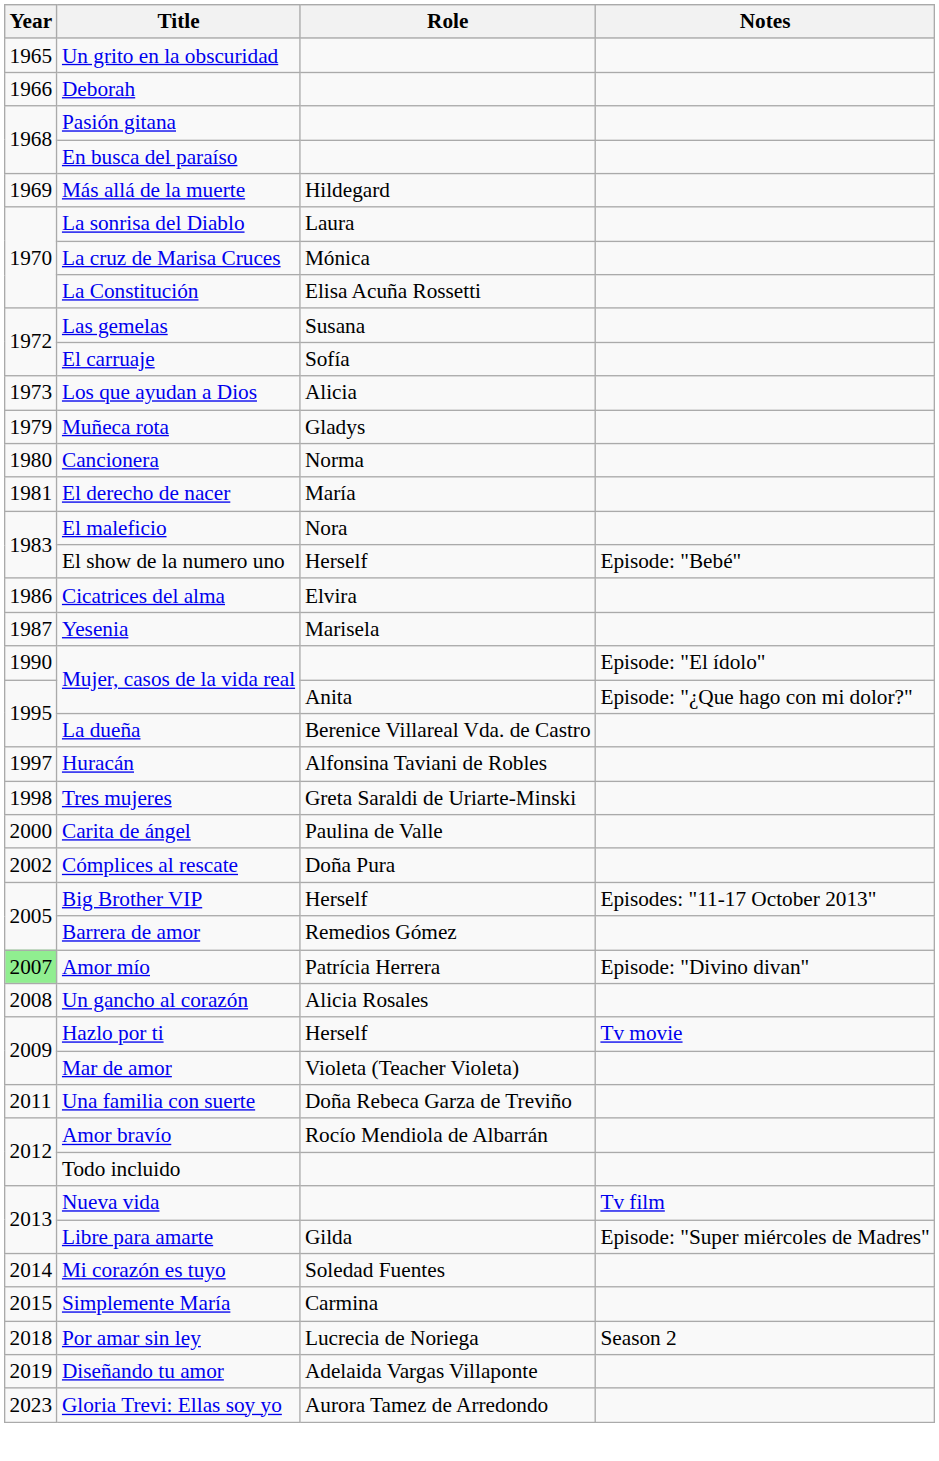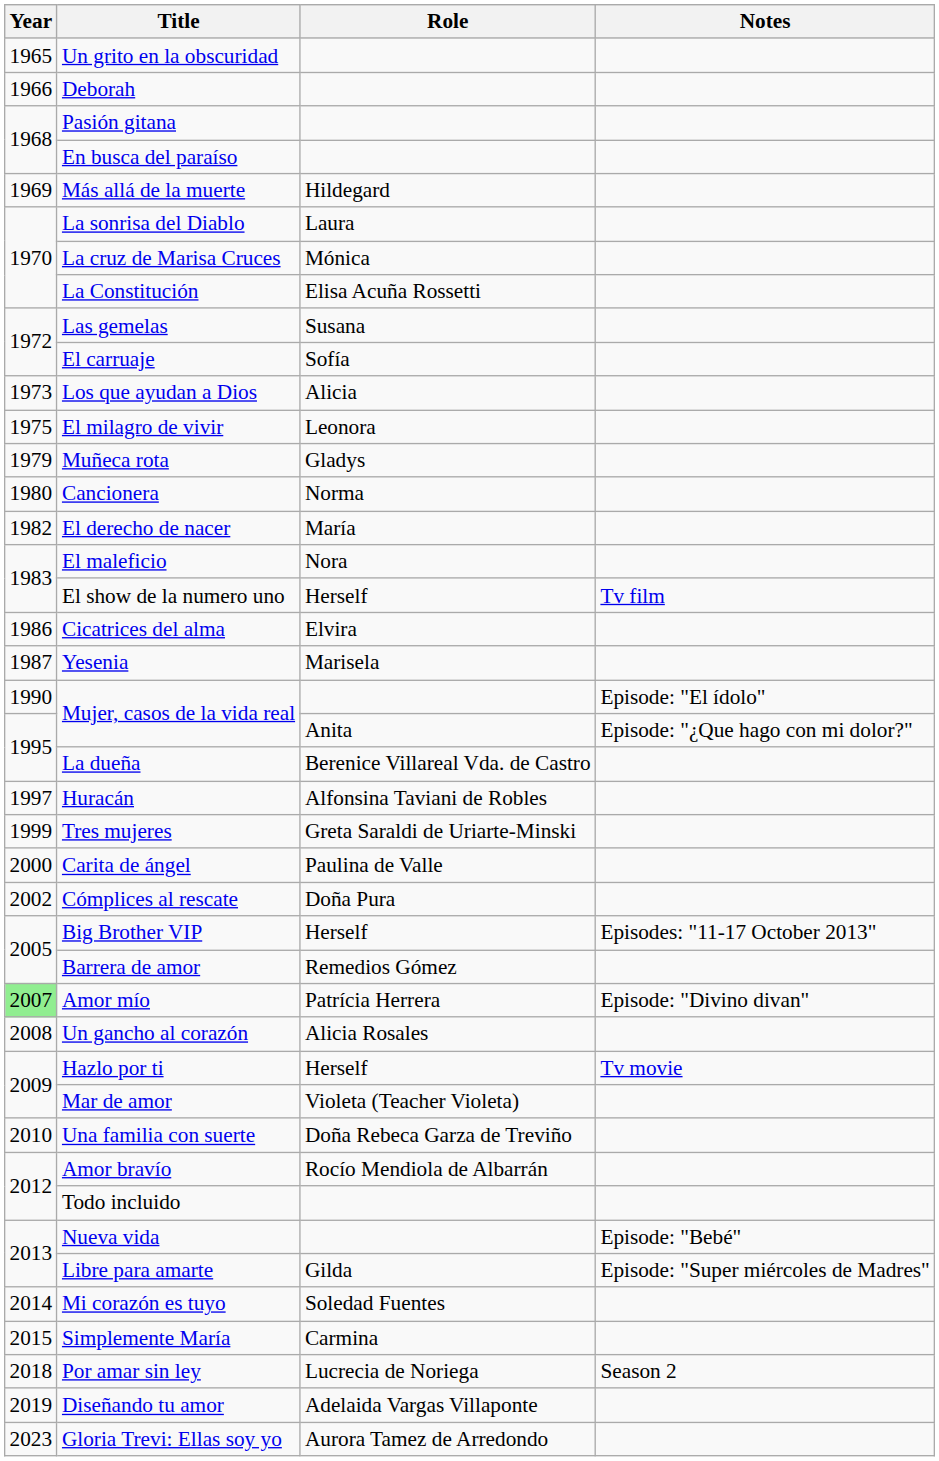+ row: (143, 426)
(31, 493) 1981 -> (31, 527) 1982
(671, 561) Episode: "Bebé" -> (633, 595) Tv film
(31, 797) 1998 -> (31, 831) 1999
(30, 1101) 2011 -> (31, 1135) 2010
(633, 1202) Tv film -> (671, 1236) Episode: "Bebé"
